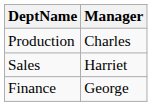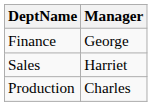rows swapped: (32, 88) <-> (41, 40)
